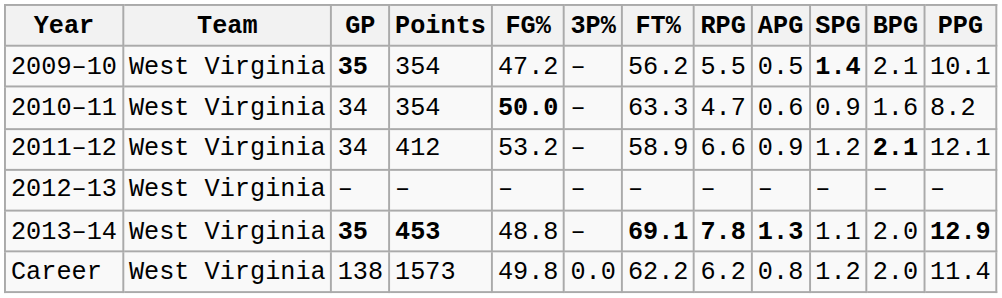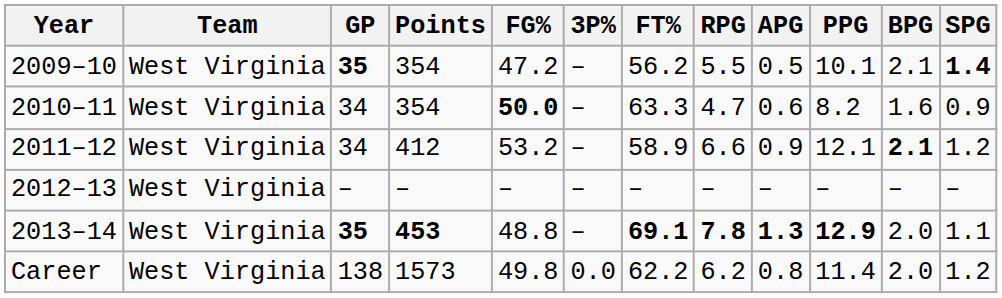columns swapped: (838, 26) <-> (960, 26)
